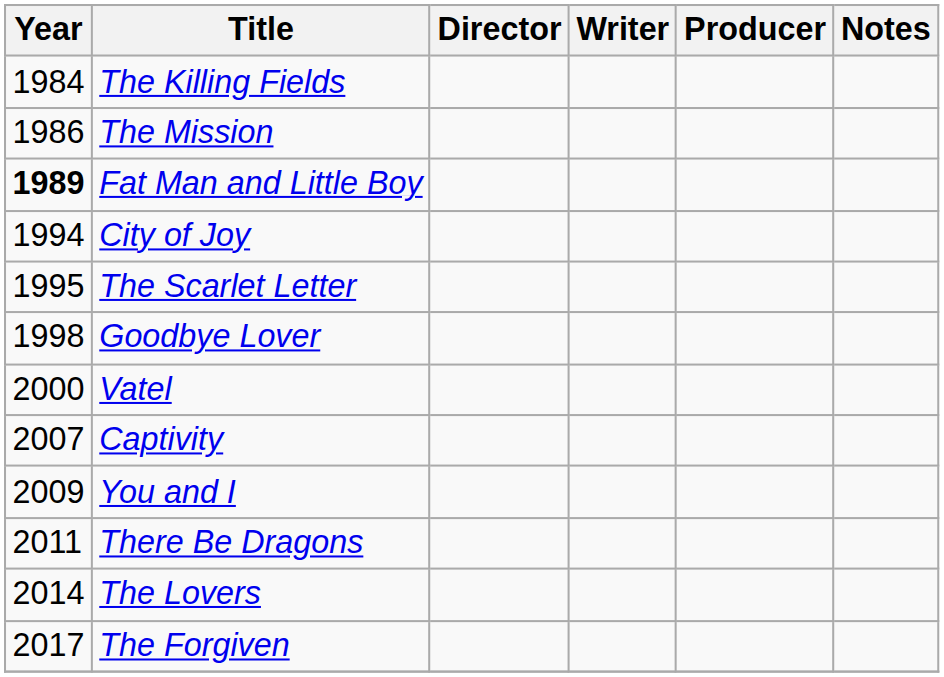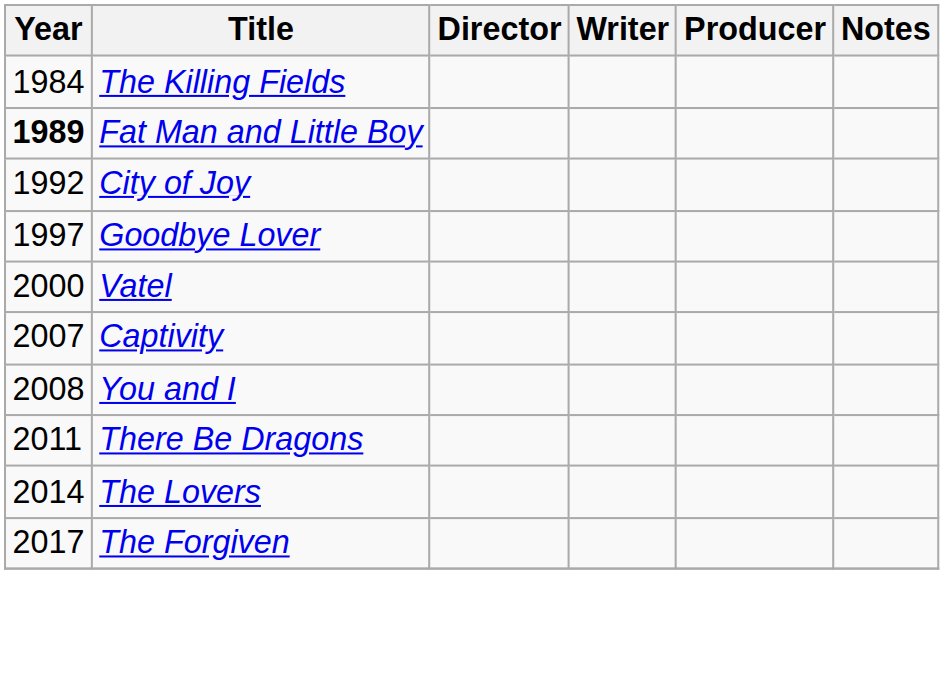- row: (186, 132)
(48, 235) 1994 -> (48, 183) 1992
- row: (228, 286)
(48, 337) 1998 -> (48, 235) 1997
(48, 491) 2009 -> (48, 388) 2008
